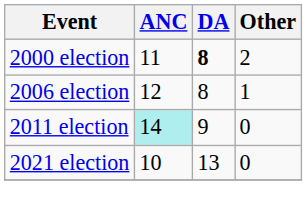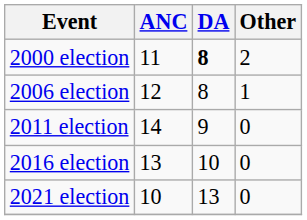(151, 127) paleturquoise background -> (151, 127) no background
+ row: (70, 162)
